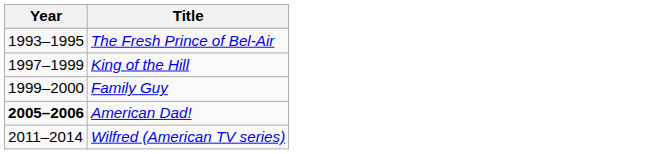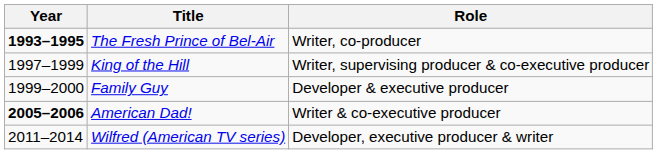+ column: (471, 16)
(46, 40) normal -> (46, 40) bold
